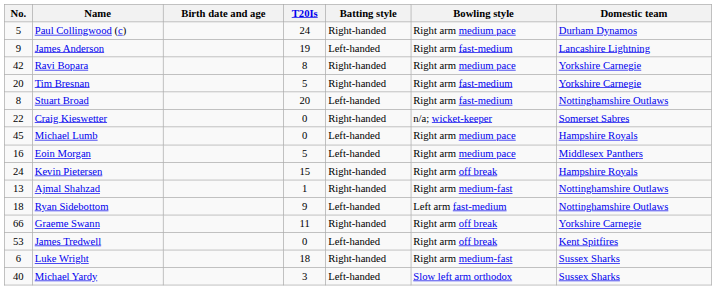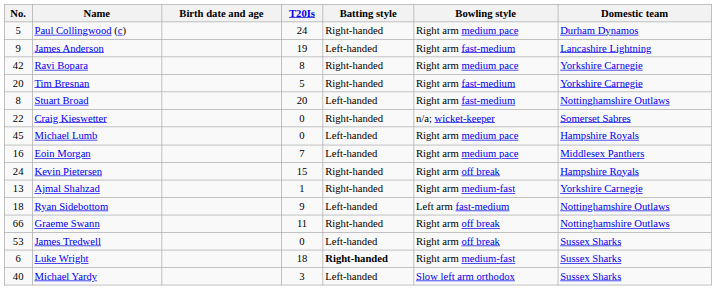(305, 153) 5 -> (302, 153) 7
(614, 188) Nottinghamshire Outlaws -> (601, 188) Yorkshire Carnegie
(600, 223) Yorkshire Carnegie -> (615, 223) Nottinghamshire Outlaws
(588, 241) Kent Spitfires -> (591, 241) Sussex Sharks
(357, 259) normal -> (357, 259) bold
